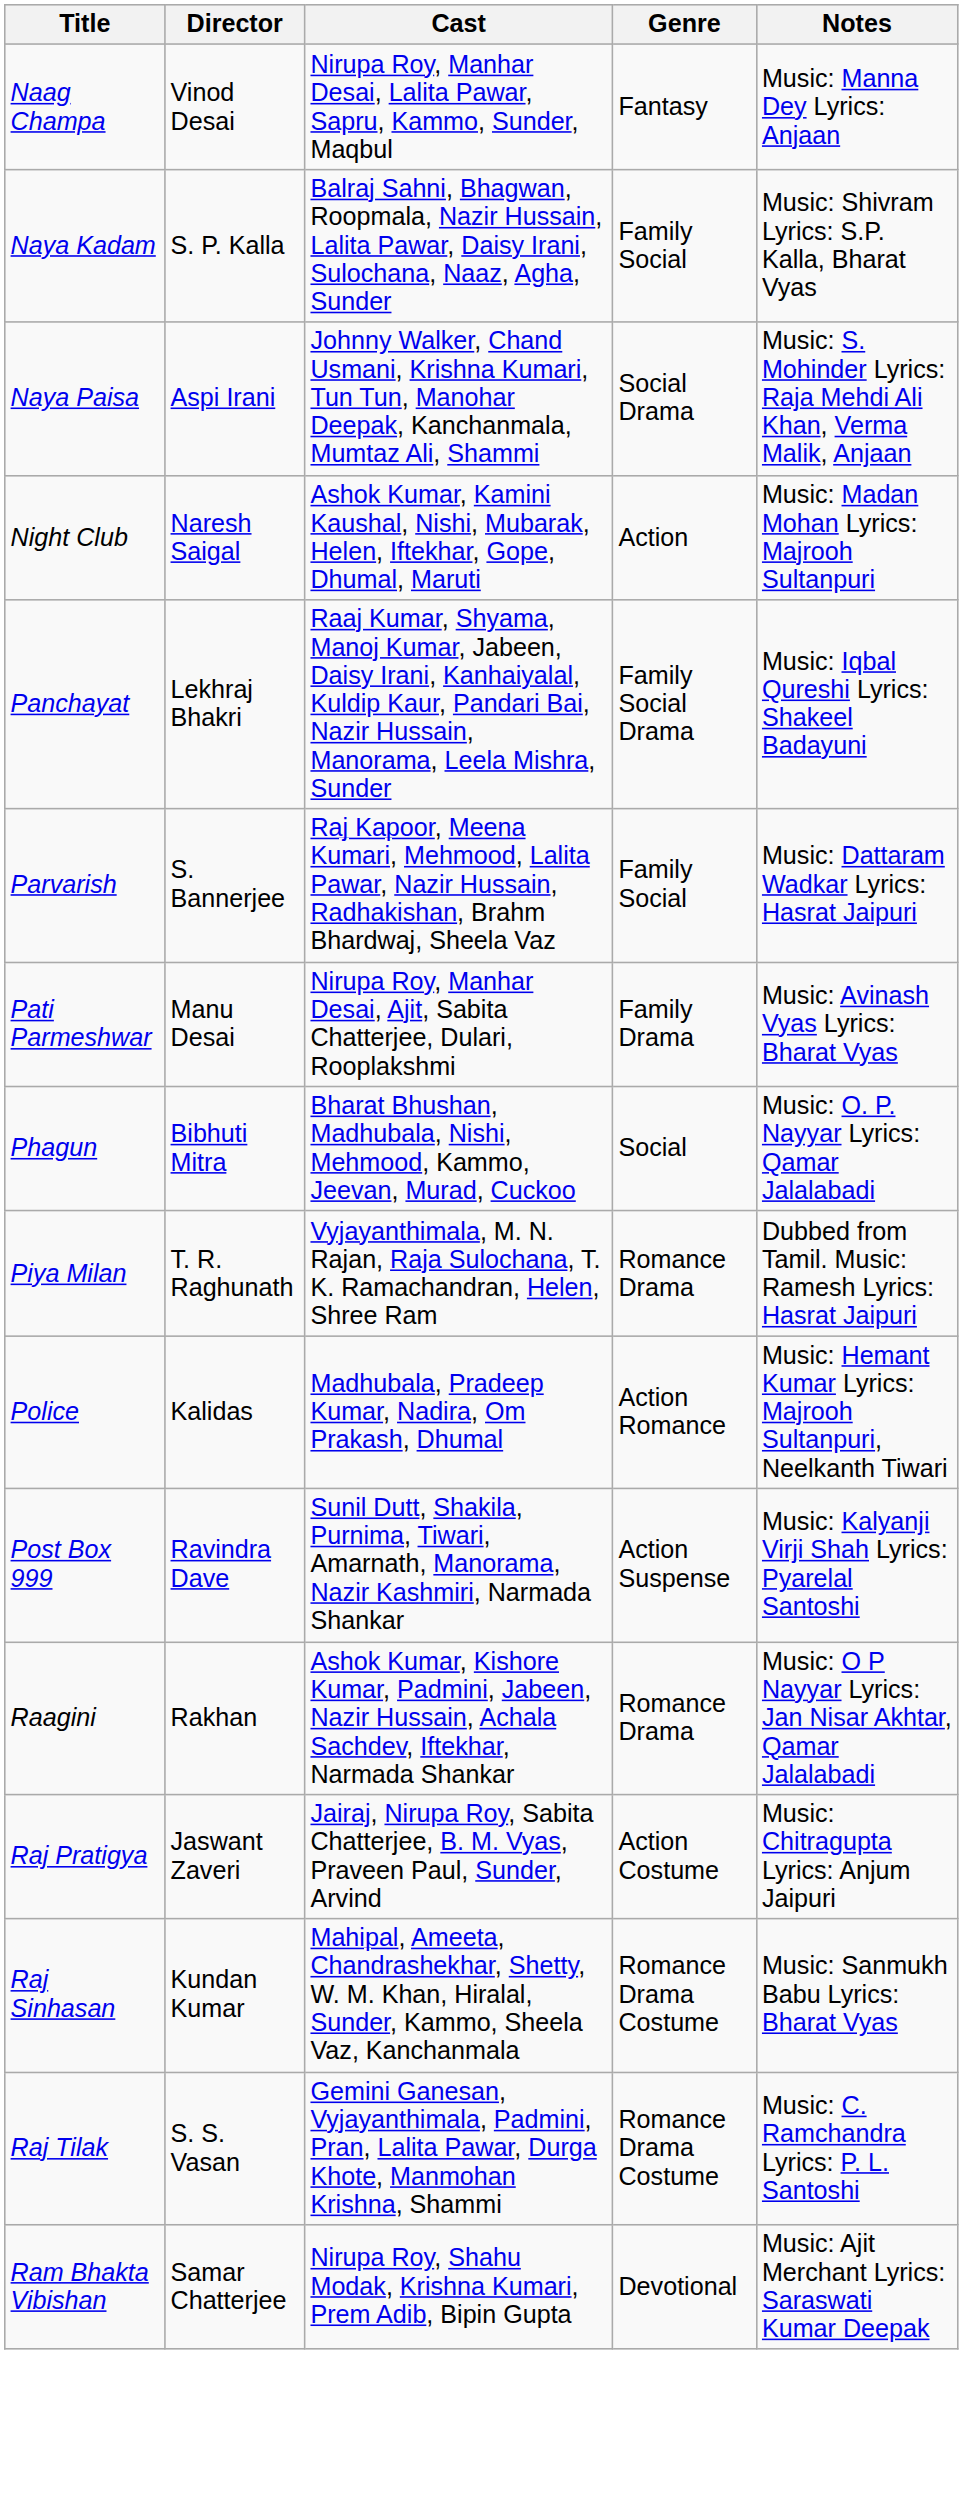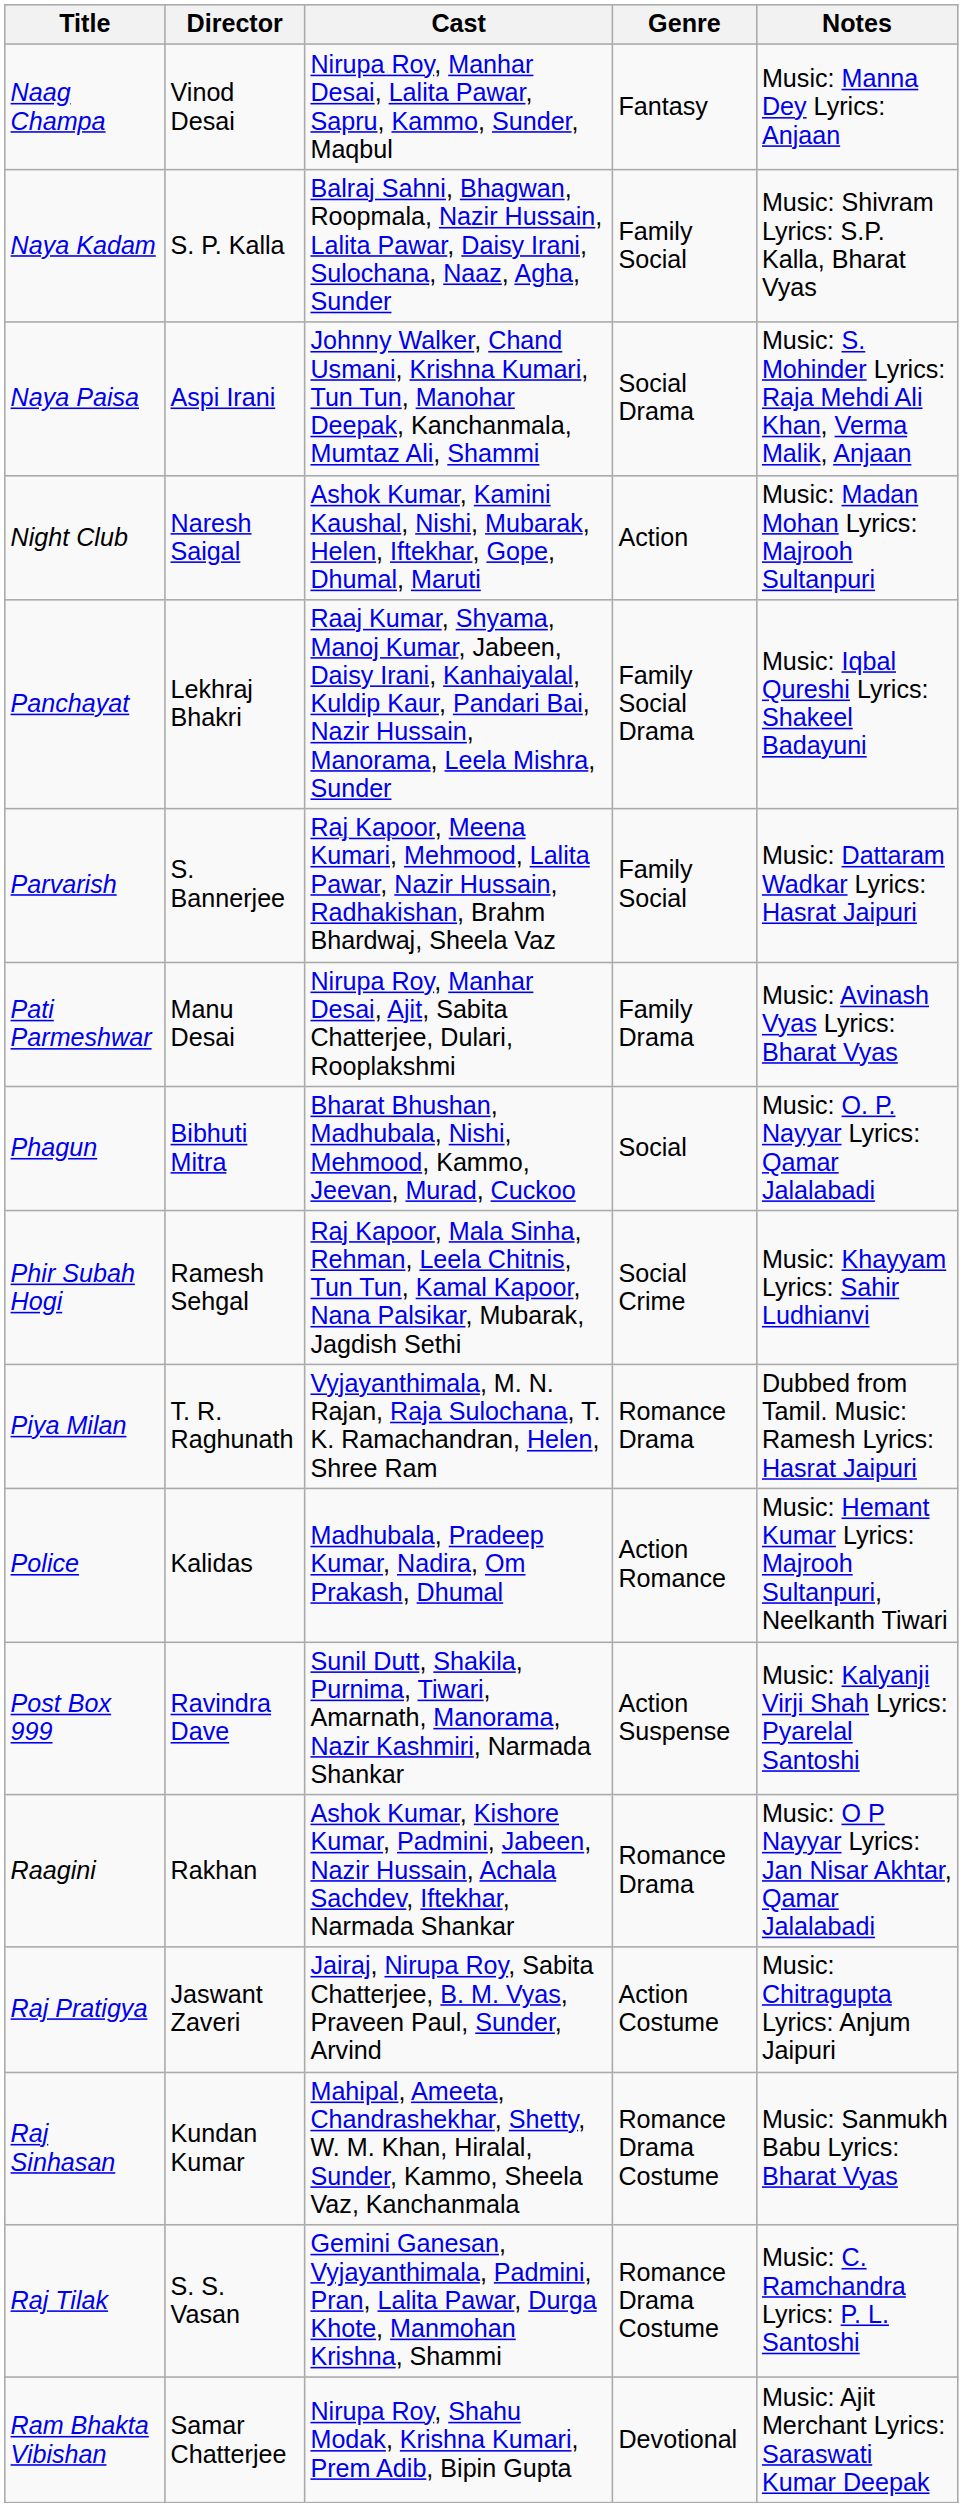+ row: (73, 1287)
